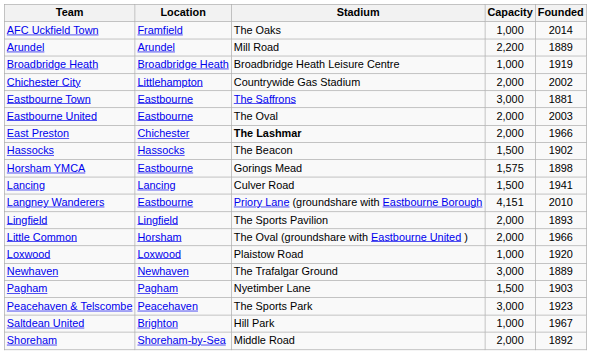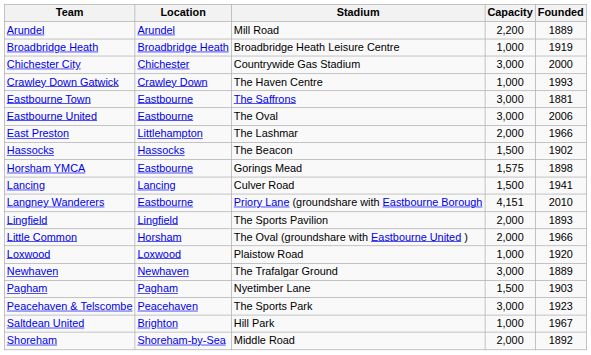- row: (53, 30)
(170, 82) Littlehampton -> (163, 64) Chichester
(510, 82) 2,000 -> (510, 64) 3,000
(561, 82) 2002 -> (561, 64) 2000
+ row: (63, 82)
(510, 116) 2,000 -> (510, 116) 3,000
(561, 116) 2003 -> (561, 116) 2006
(163, 133) Chichester -> (170, 133) Littlehampton
(268, 133) bold -> (266, 133) normal
